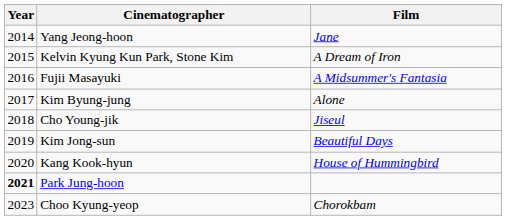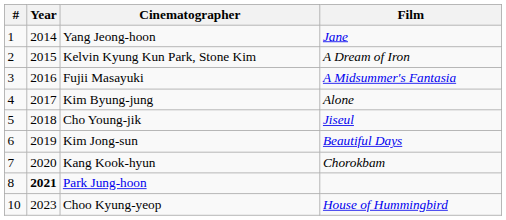+ column: (16, 15)
(376, 162) House of Hummingbird -> (354, 162) Chorokbam
(345, 204) Chorokbam -> (385, 204) House of Hummingbird
